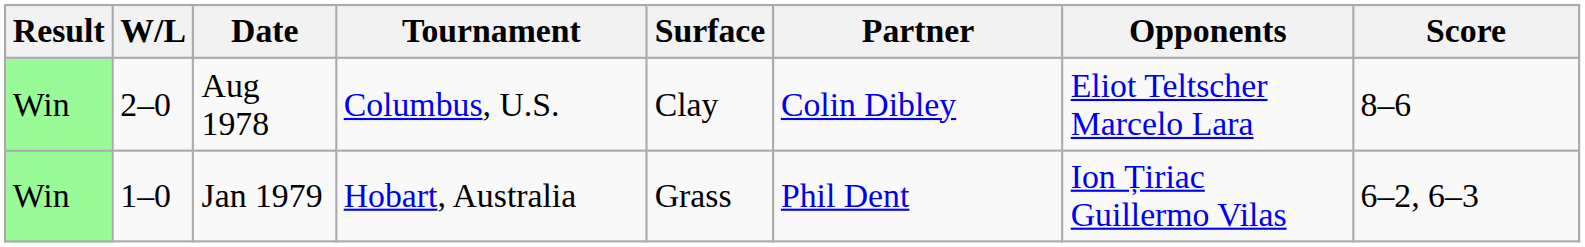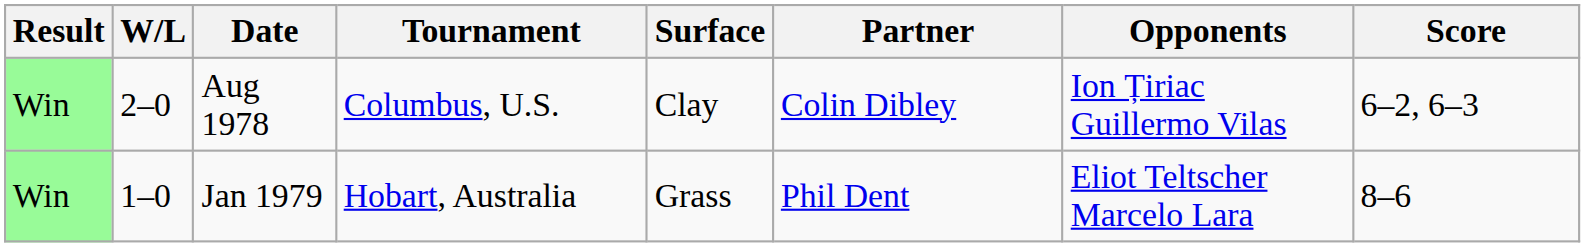(1169, 103) Eliot Teltscher Marcelo Lara -> (1179, 103) Ion Țiriac Guillermo Vilas
(1386, 103) 8–6 -> (1420, 103) 6–2, 6–3
(1179, 195) Ion Țiriac Guillermo Vilas -> (1169, 195) Eliot Teltscher Marcelo Lara
(1420, 195) 6–2, 6–3 -> (1386, 195) 8–6
